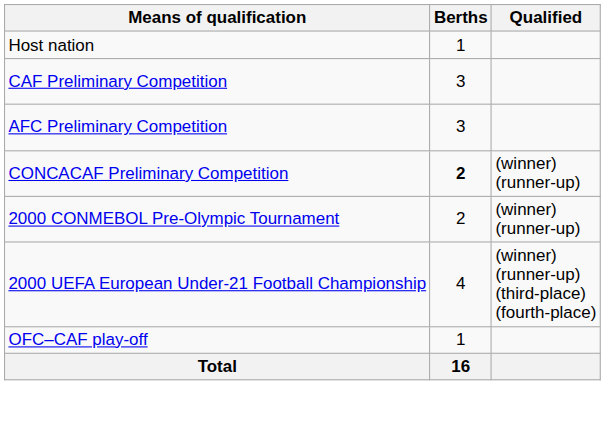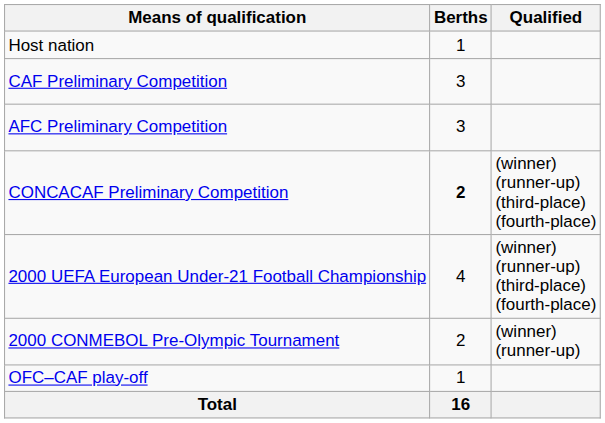(538, 173) (winner) (runner-up) -> (546, 192) (winner) (runner-up) (third-place) (fourth-place)
rows swapped: (174, 219) <-> (217, 284)
